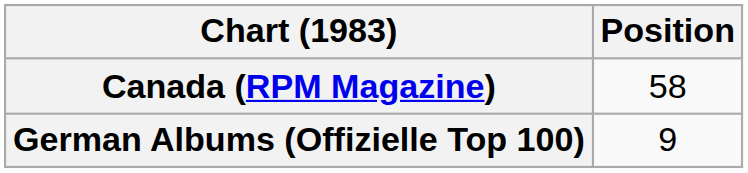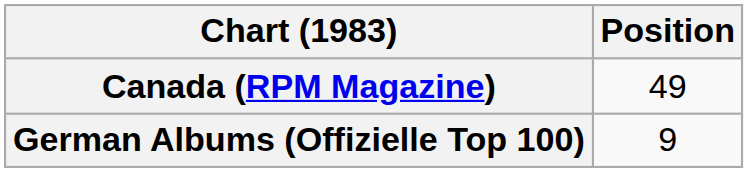(668, 85) 58 -> (668, 85) 49
